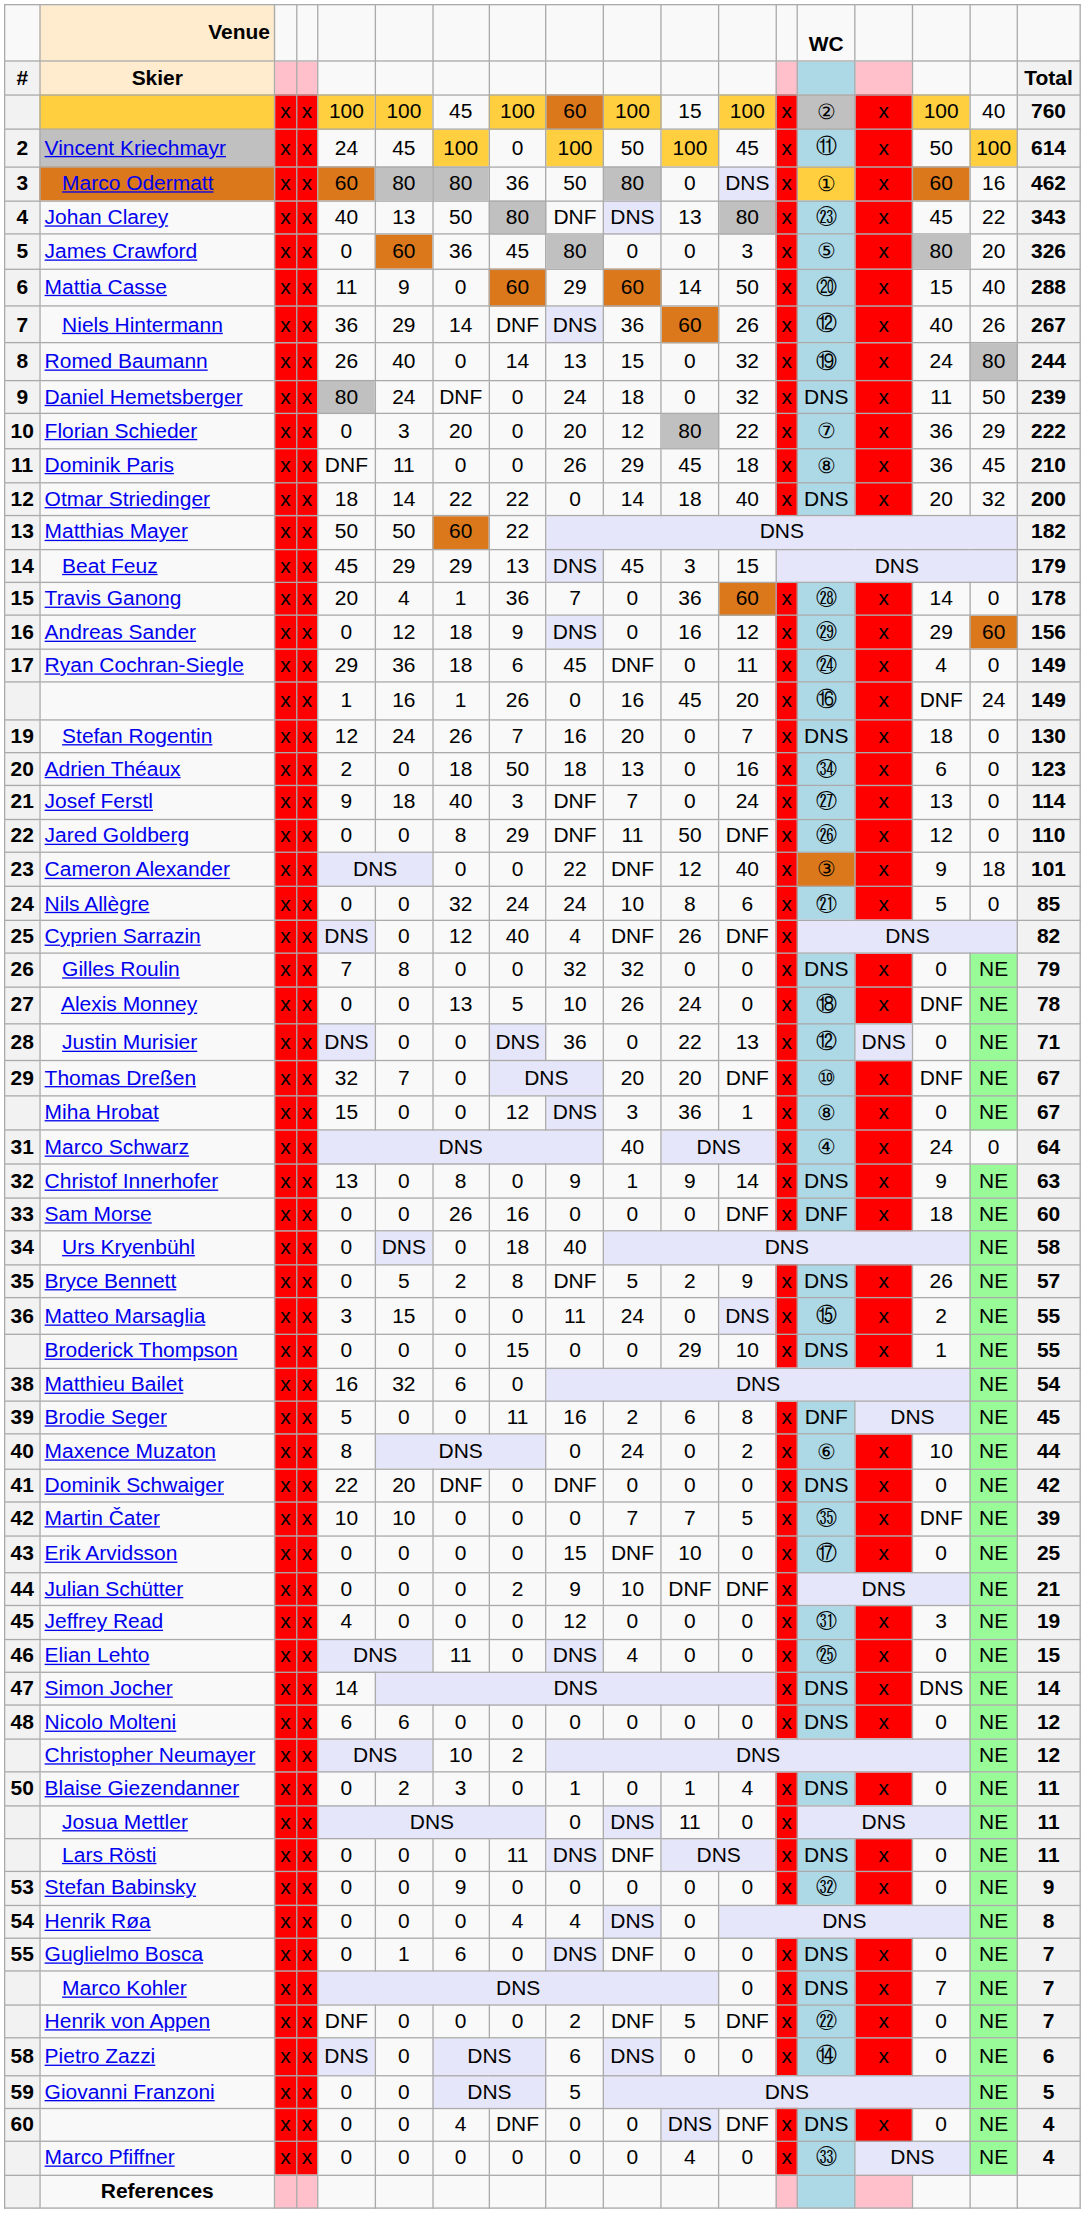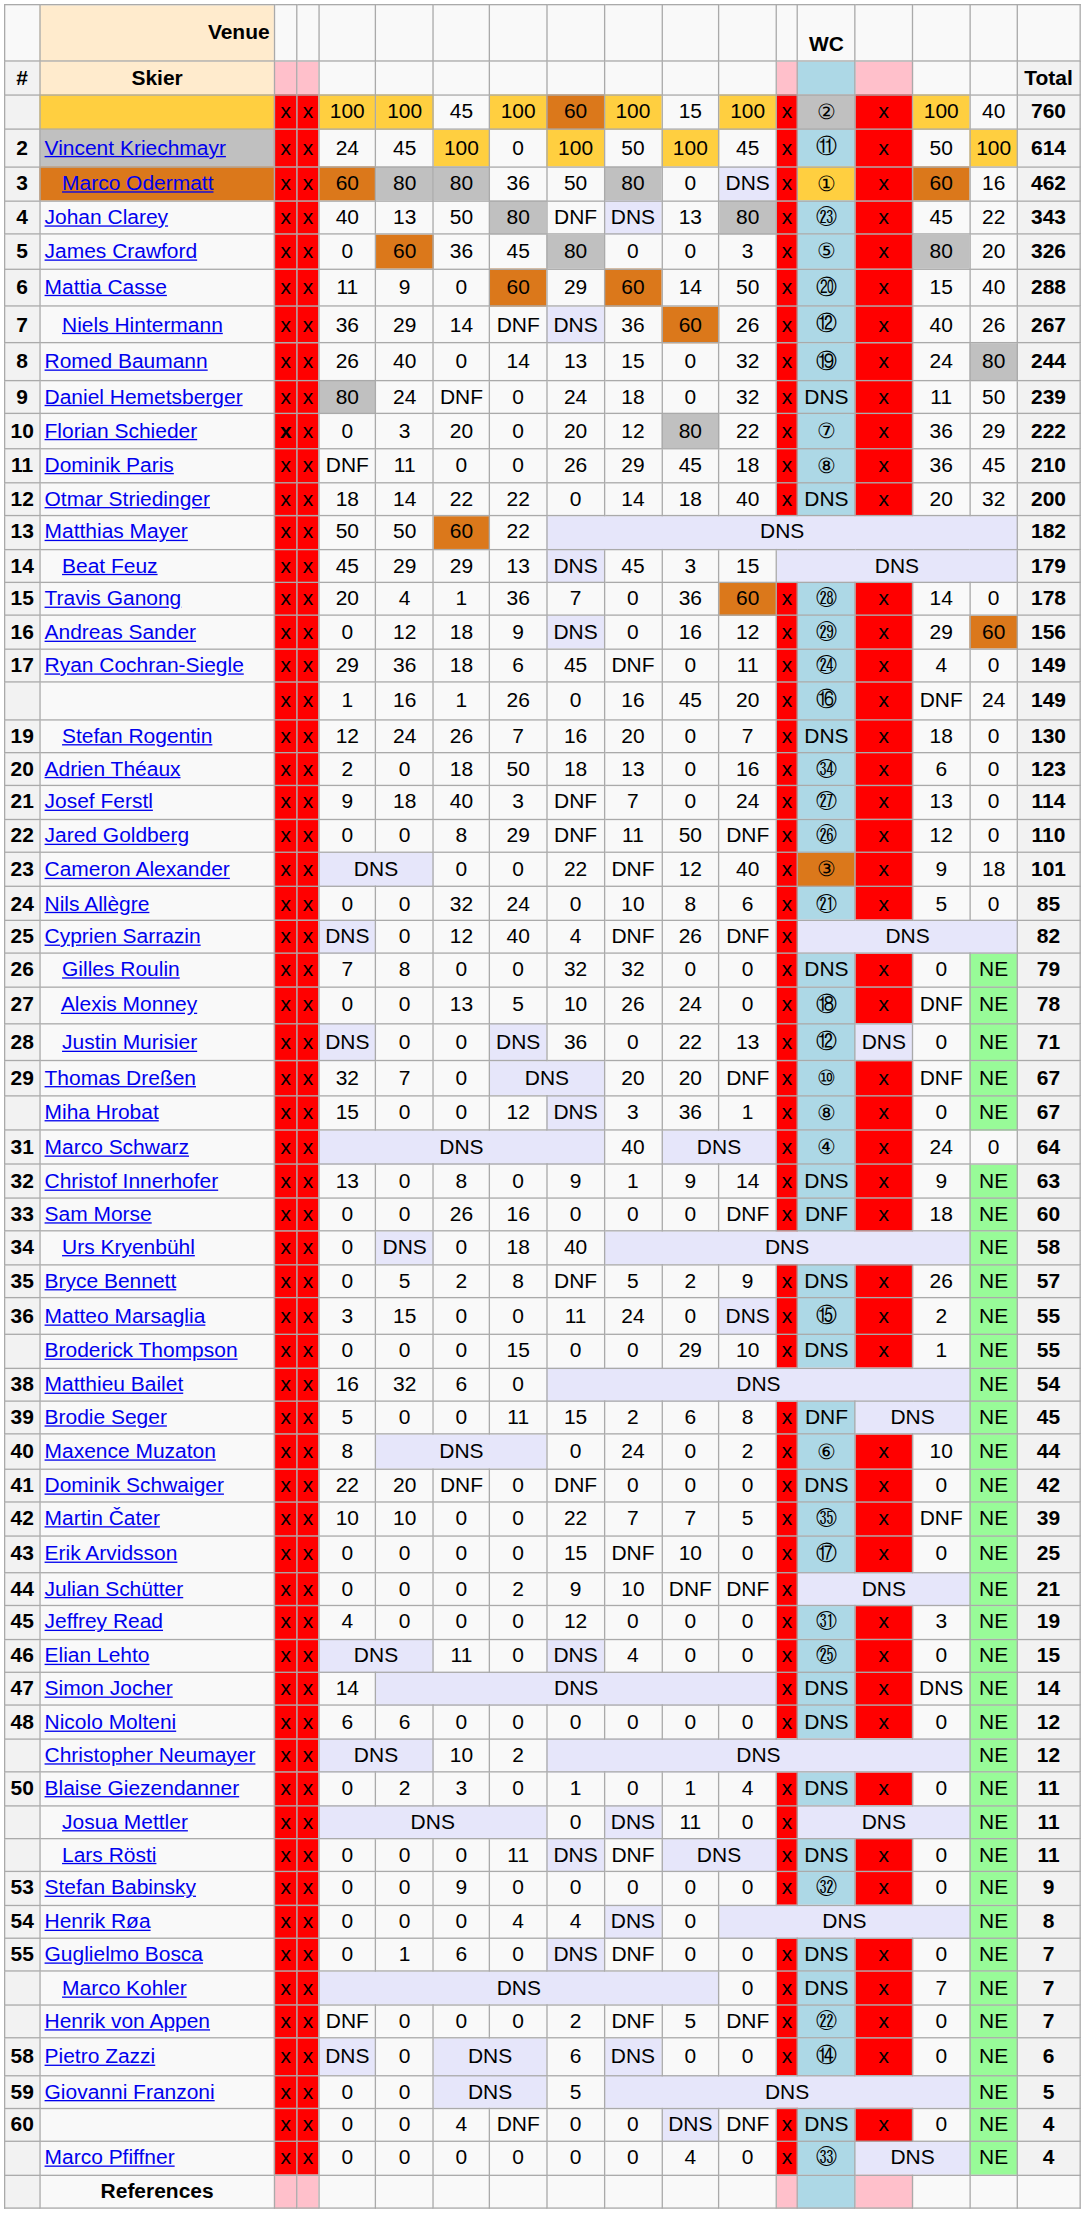(286, 430) normal -> (286, 430) bold
(575, 903) 24 -> (576, 903) 0
(575, 1417) 16 -> (576, 1417) 15
(575, 1518) 0 -> (576, 1518) 22
